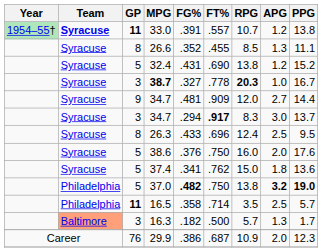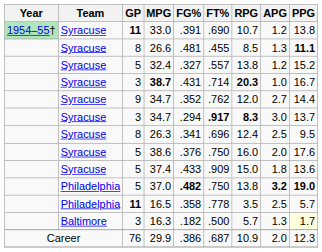(85, 31) bold -> (83, 31) normal
(219, 31) .557 -> (219, 31) .690
(191, 48) .352 -> (191, 48) .481
(305, 48) normal -> (305, 48) bold
(191, 65) .431 -> (191, 65) .327
(219, 65) .690 -> (219, 65) .557
(191, 83) .327 -> (191, 83) .431
(219, 83) .778 -> (219, 83) .714
(191, 100) .481 -> (191, 100) .352
(219, 100) .909 -> (219, 100) .762
(250, 117) normal -> (250, 117) bold
(191, 134) .433 -> (191, 134) .341
(191, 169) .341 -> (191, 169) .433
(219, 169) .762 -> (219, 169) .909
(219, 204) .714 -> (219, 204) .778
(84, 221) lightsalmon background -> (84, 221) no background
(307, 221) no background -> (307, 221) lightyellow background
